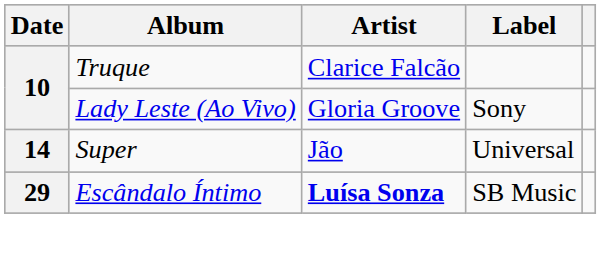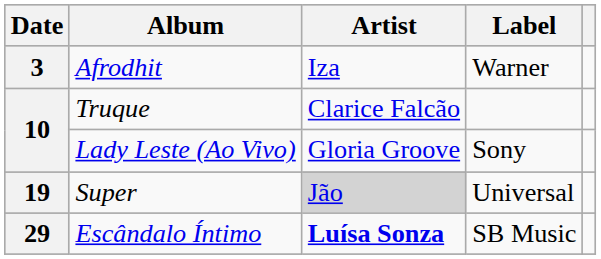+ row: (119, 66)
(37, 150) 14 -> (37, 191) 19
(325, 150) no background -> (325, 191) lightgrey background
